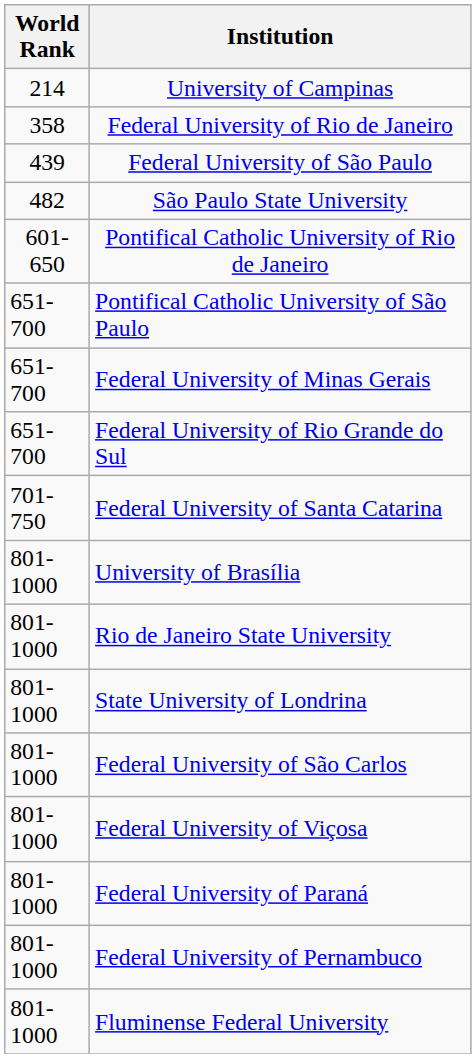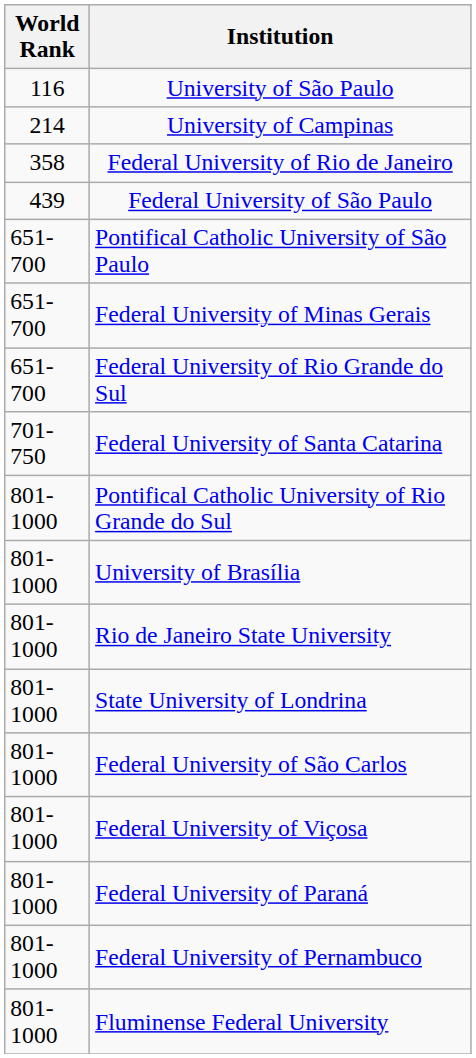+ row: (280, 87)
- row: (280, 200)
- row: (280, 251)
+ row: (270, 507)
